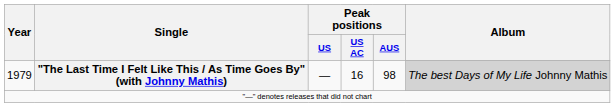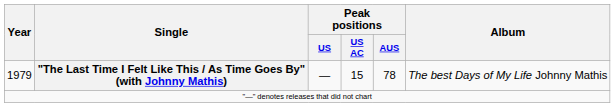(357, 75) 16 -> (357, 75) 15
(389, 75) 98 -> (389, 75) 78
(508, 75) lightgrey background -> (508, 75) no background
